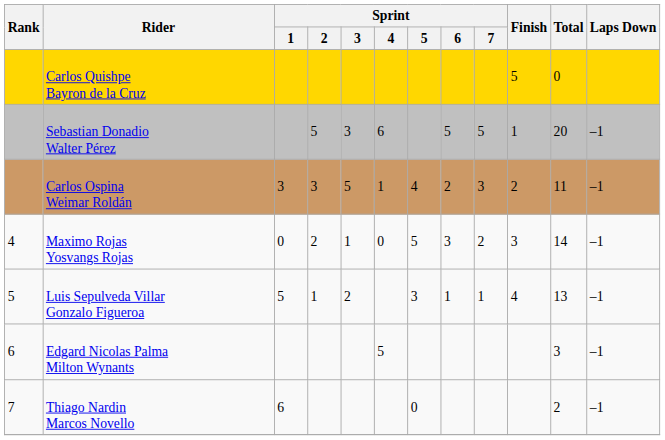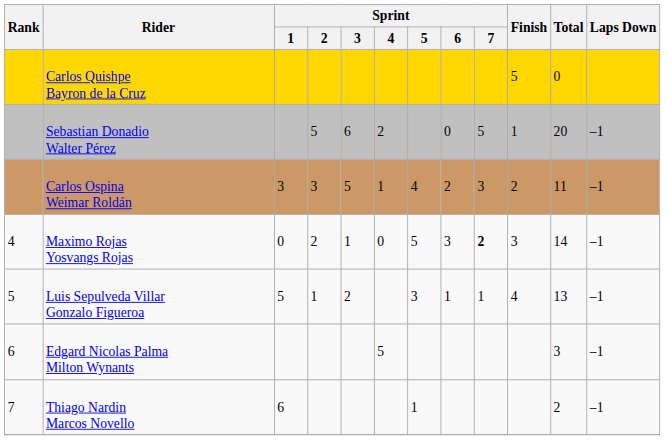(347, 132) 3 -> (347, 132) 6
(381, 132) 6 -> (381, 132) 2
(447, 132) 5 -> (447, 132) 0
(481, 242) normal -> (481, 242) bold
(414, 407) 0 -> (414, 407) 1
